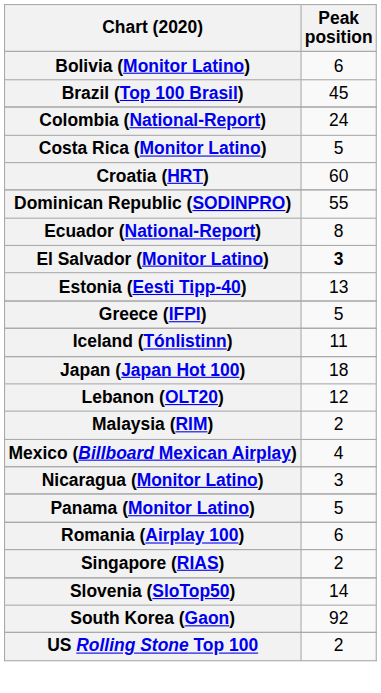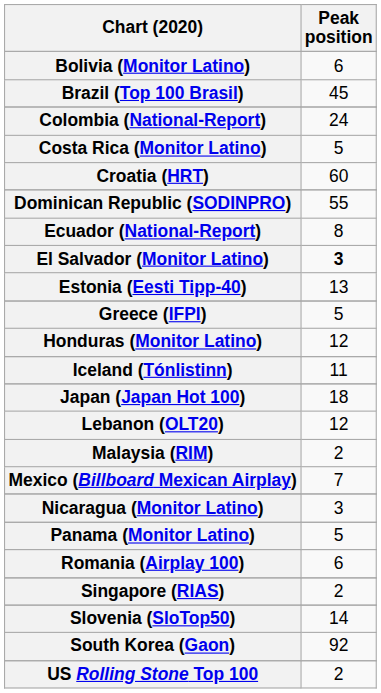+ row: (153, 342)
(339, 452) 4 -> (339, 480) 7
